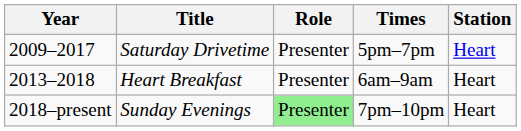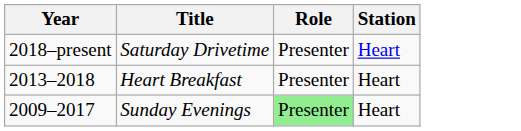- column: (401, 19)
(52, 49) 2009–2017 -> (60, 49) 2018–present
(60, 110) 2018–present -> (52, 110) 2009–2017
